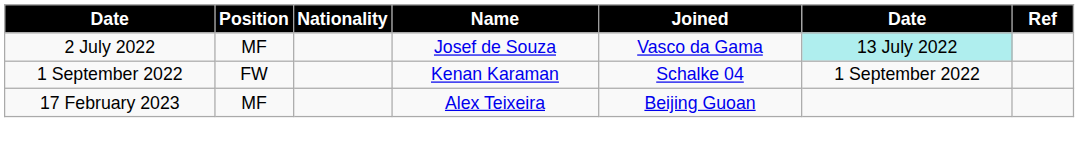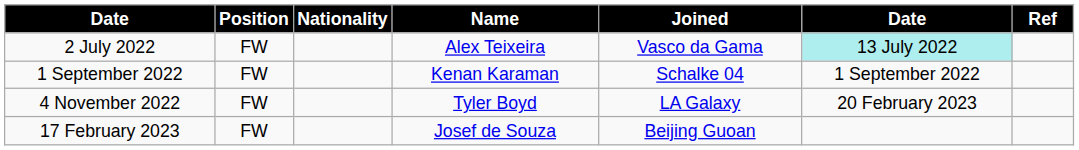(254, 47) MF -> (254, 47) FW
(495, 47) Josef de Souza -> (495, 47) Alex Teixeira
+ row: (110, 103)
(254, 103) MF -> (254, 131) FW
(495, 103) Alex Teixeira -> (495, 131) Josef de Souza
